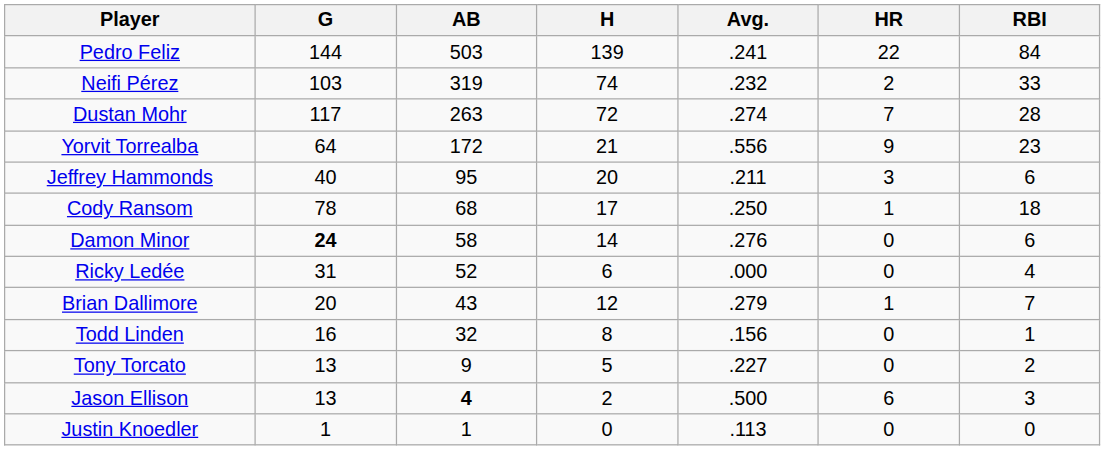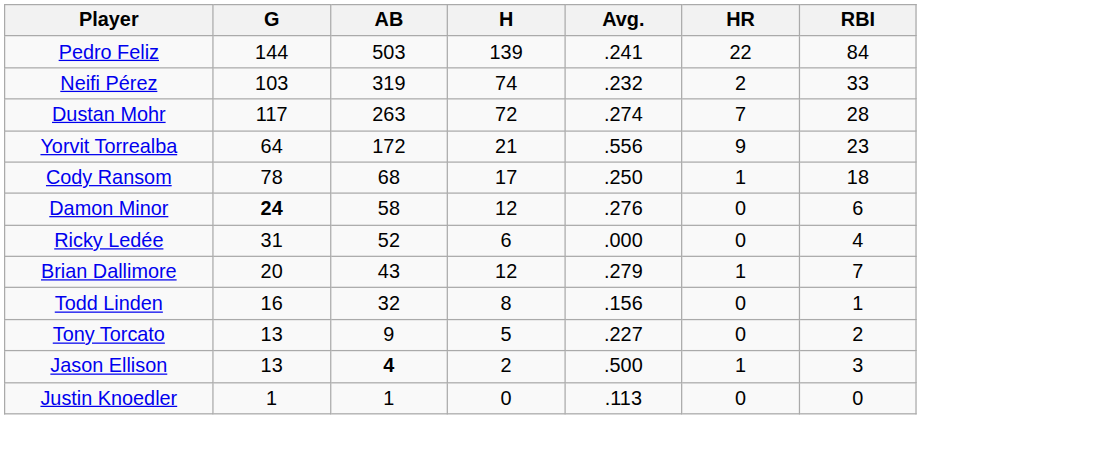- row: (130, 177)
(607, 240) 14 -> (506, 209) 12
(889, 397) 6 -> (741, 366) 1
